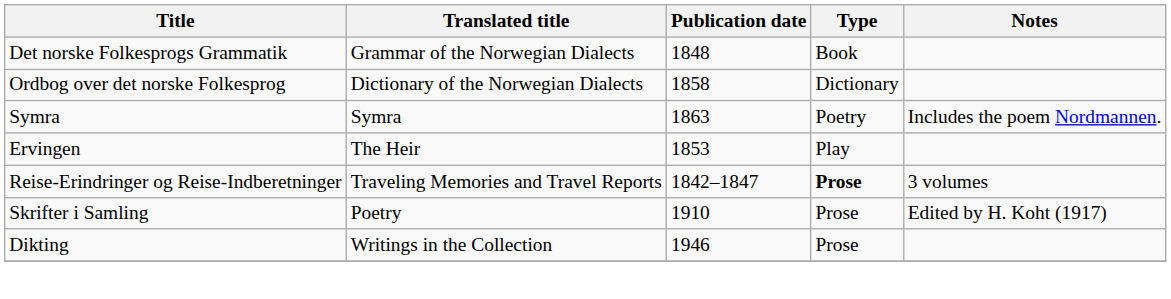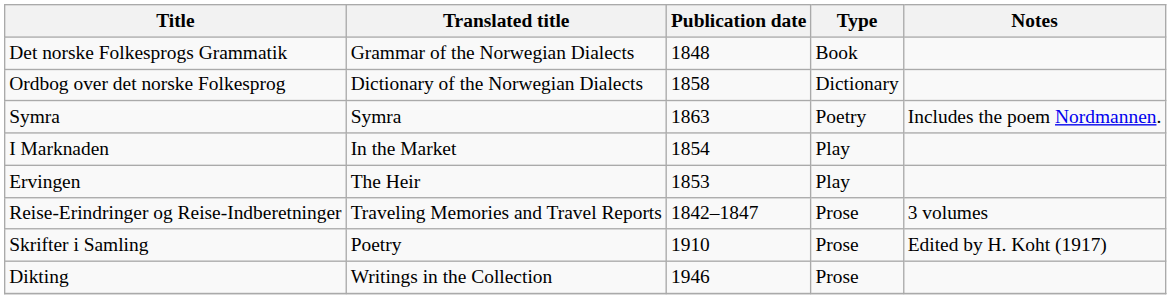+ row: (59, 149)
(839, 181) bold -> (837, 213) normal
